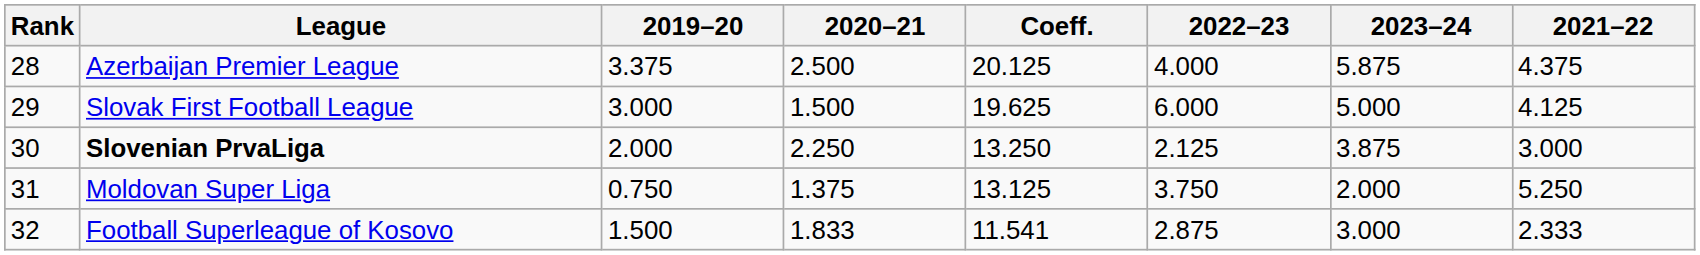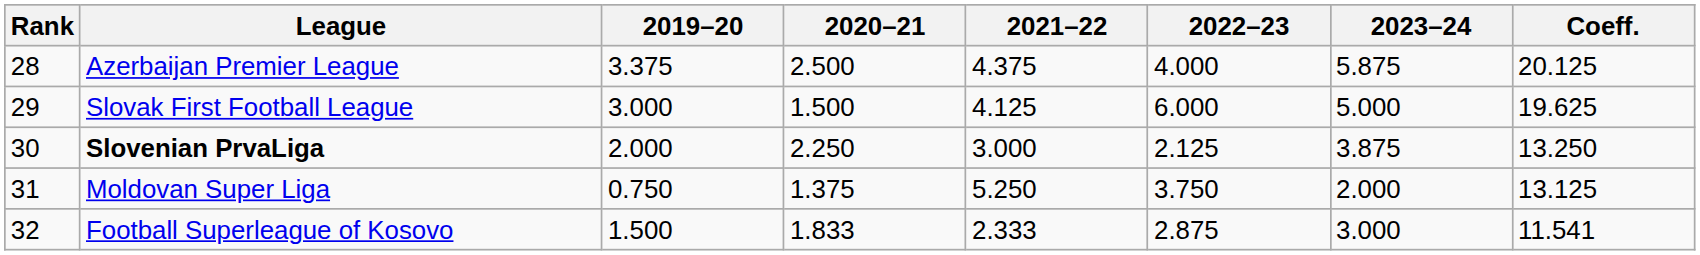columns swapped: (1603, 25) <-> (1057, 25)
